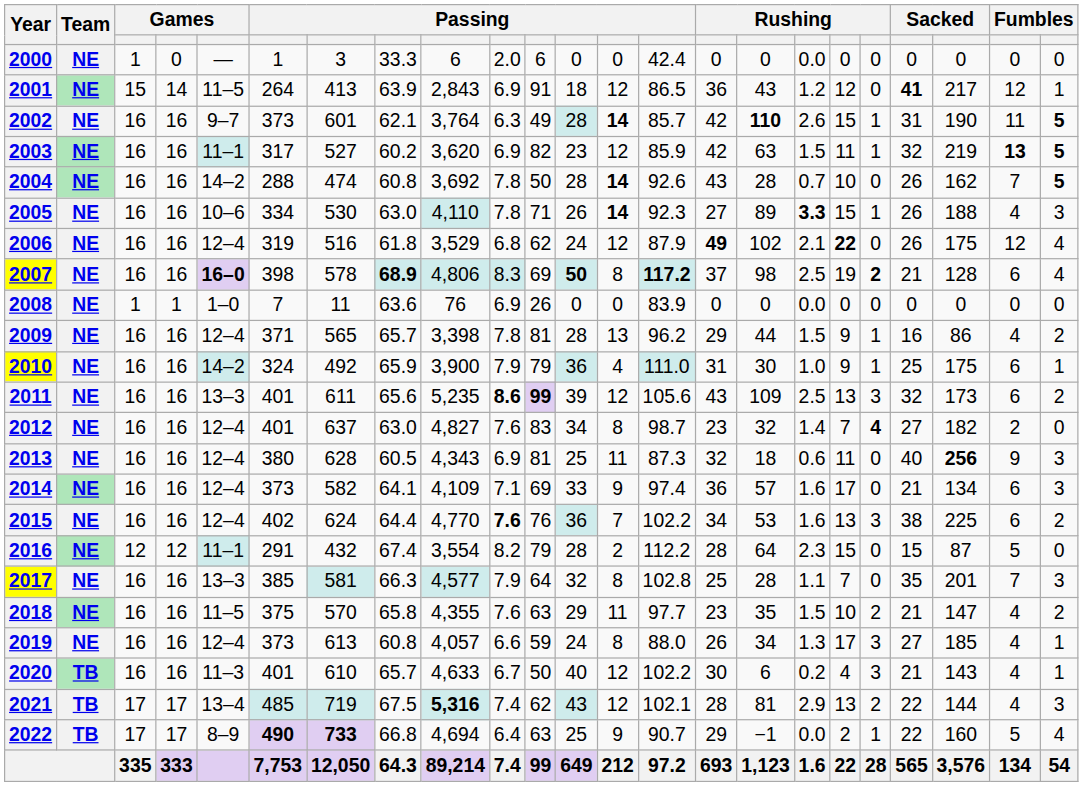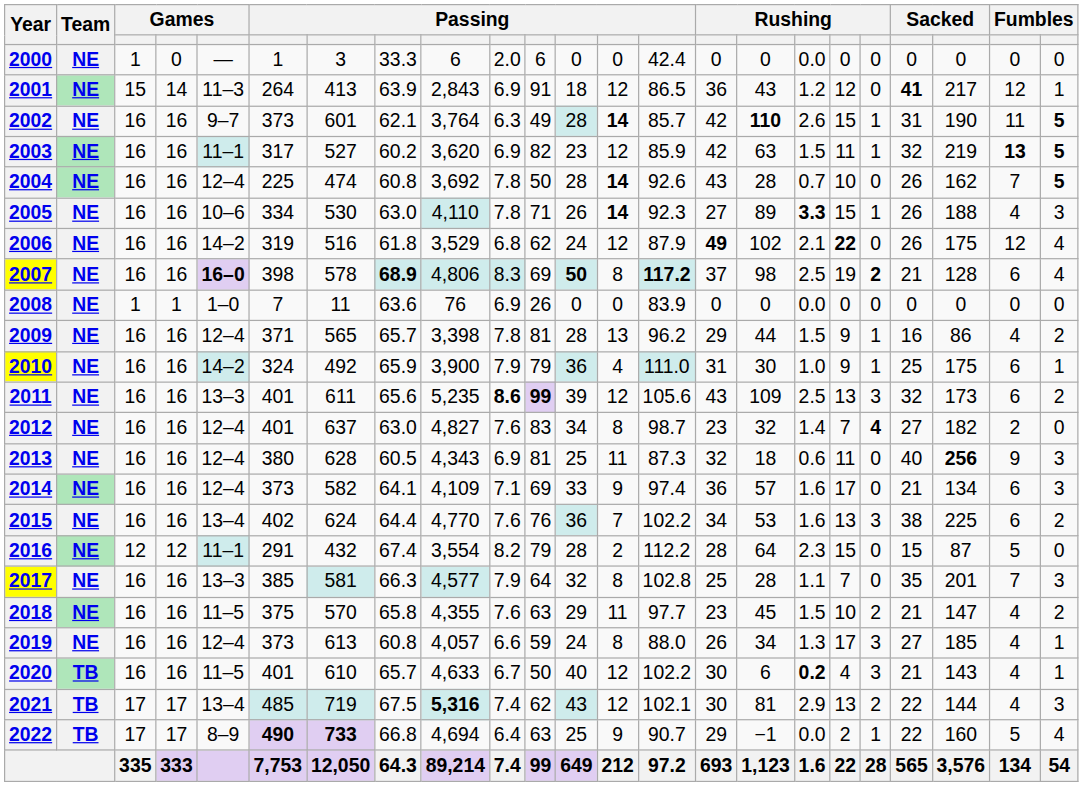(223, 90) 11–5 -> (223, 90) 11–3
(223, 182) 14–2 -> (223, 182) 12–4
(278, 182) 288 -> (278, 182) 225
(223, 243) 12–4 -> (223, 243) 14–2
(223, 520) 12–4 -> (223, 520) 13–4
(507, 520) bold -> (507, 520) normal
(765, 612) 35 -> (765, 612) 45
(223, 673) 11–3 -> (223, 673) 11–5
(812, 673) normal -> (812, 673) bold
(716, 704) 28 -> (716, 704) 30
